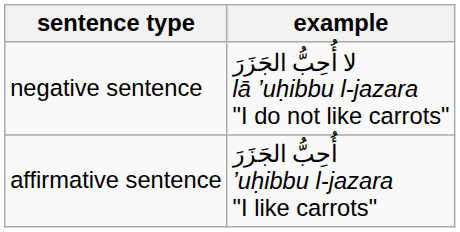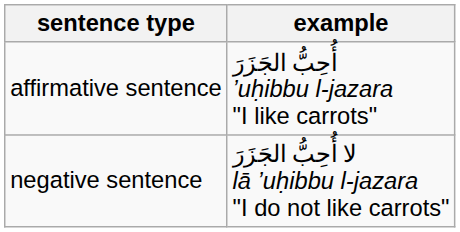rows swapped: (116, 180) <-> (106, 88)
